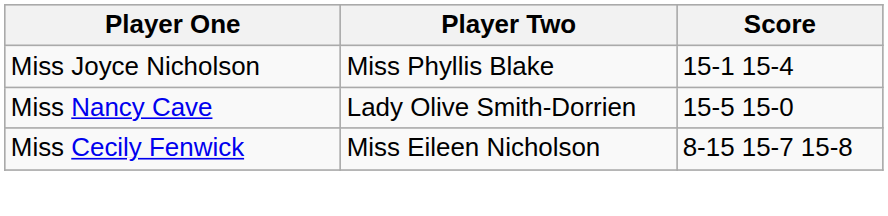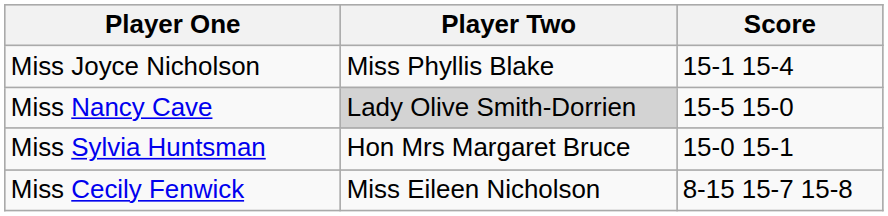(492, 107) no background -> (492, 107) lightgrey background
+ row: (138, 148)
